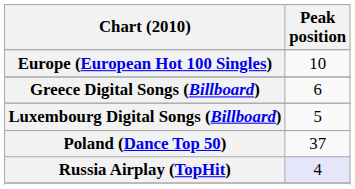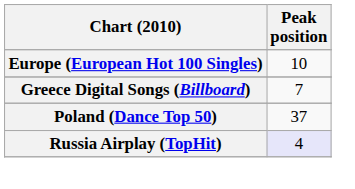(318, 90) 6 -> (299, 90) 7
- row: (145, 116)
